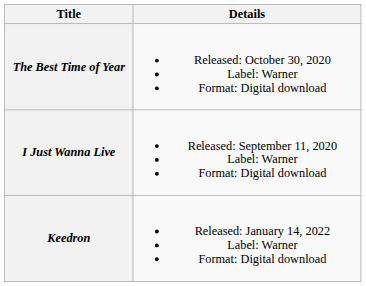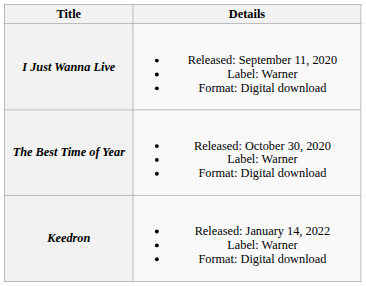rows swapped: (69, 152) <-> (69, 66)
